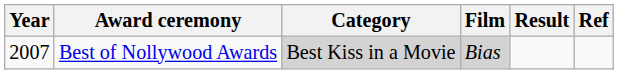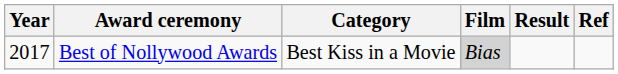(29, 52) 2007 -> (29, 52) 2017
(371, 52) lightgrey background -> (371, 52) no background
